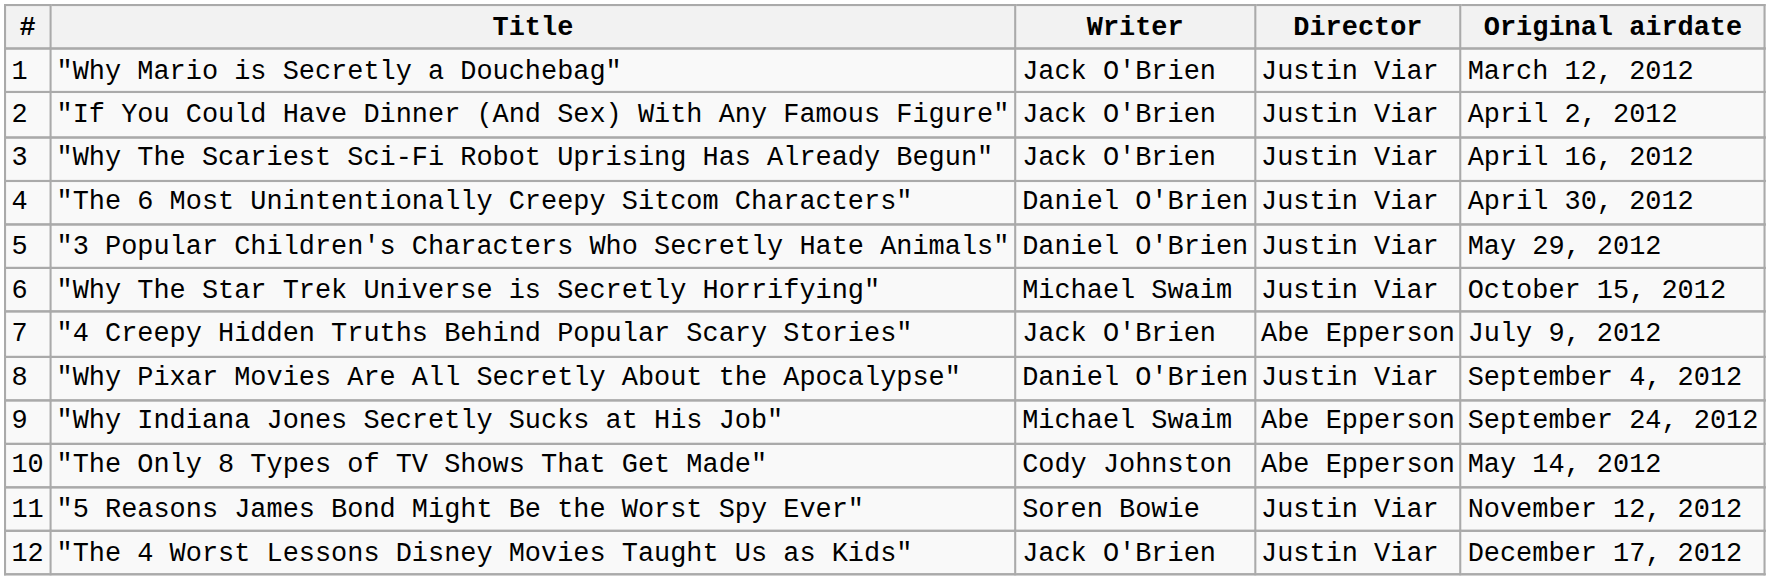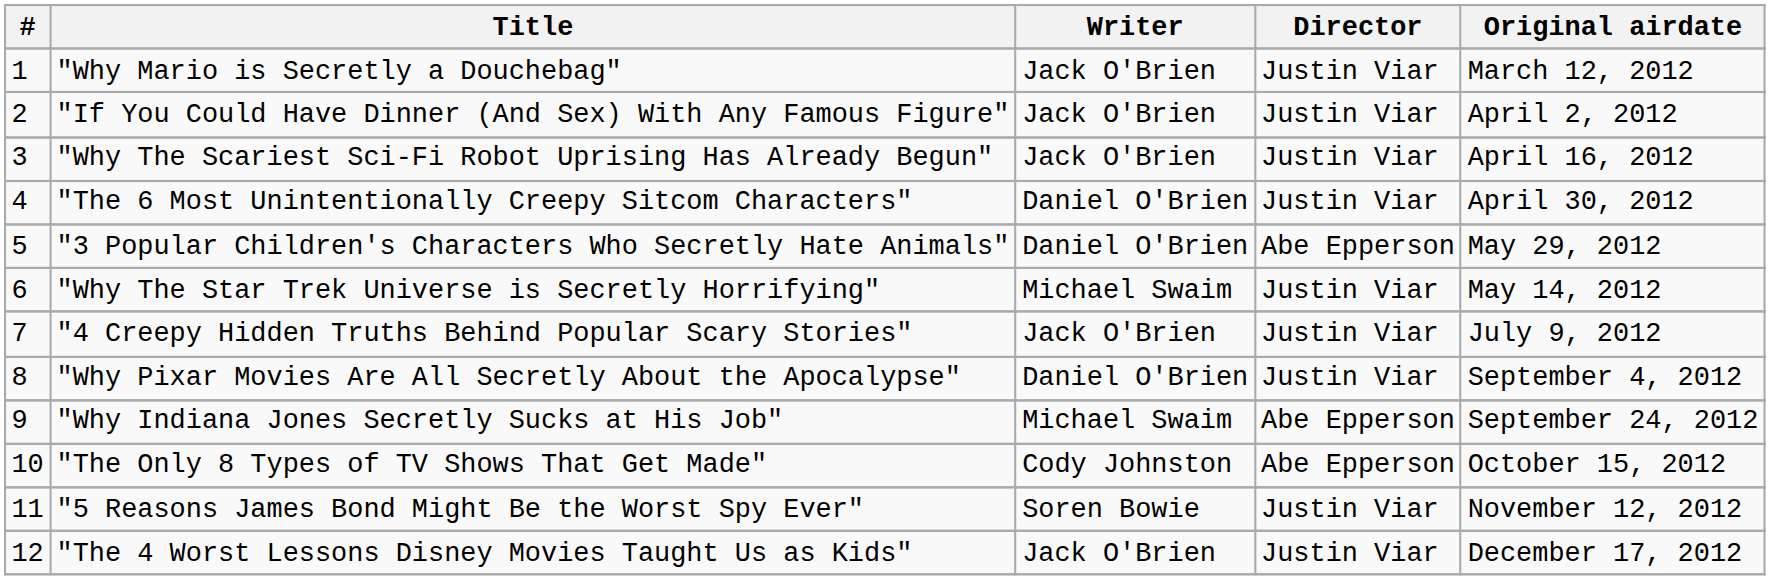(1350, 246) Justin Viar -> (1358, 246) Abe Epperson
(1597, 290) October 15, 2012 -> (1565, 290) May 14, 2012
(1358, 334) Abe Epperson -> (1350, 334) Justin Viar
(1565, 466) May 14, 2012 -> (1597, 466) October 15, 2012
